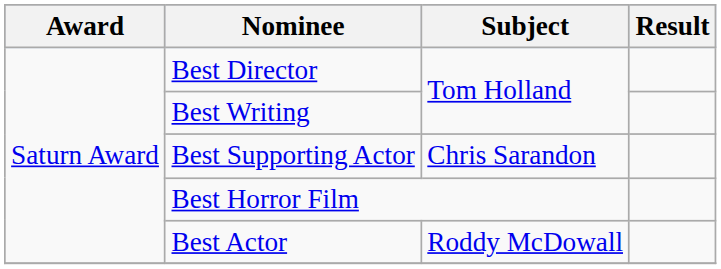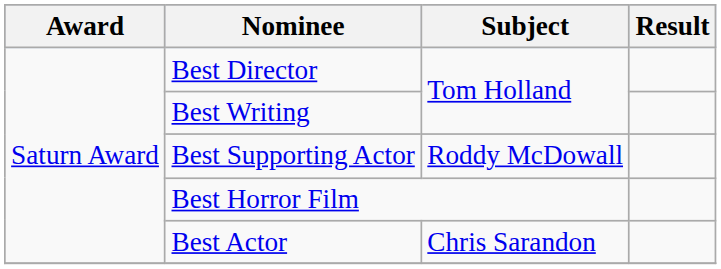(512, 155) Chris Sarandon -> (525, 155) Roddy McDowall
(525, 241) Roddy McDowall -> (512, 241) Chris Sarandon
